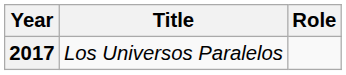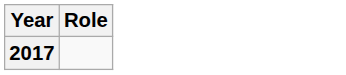- column: (173, 20)
